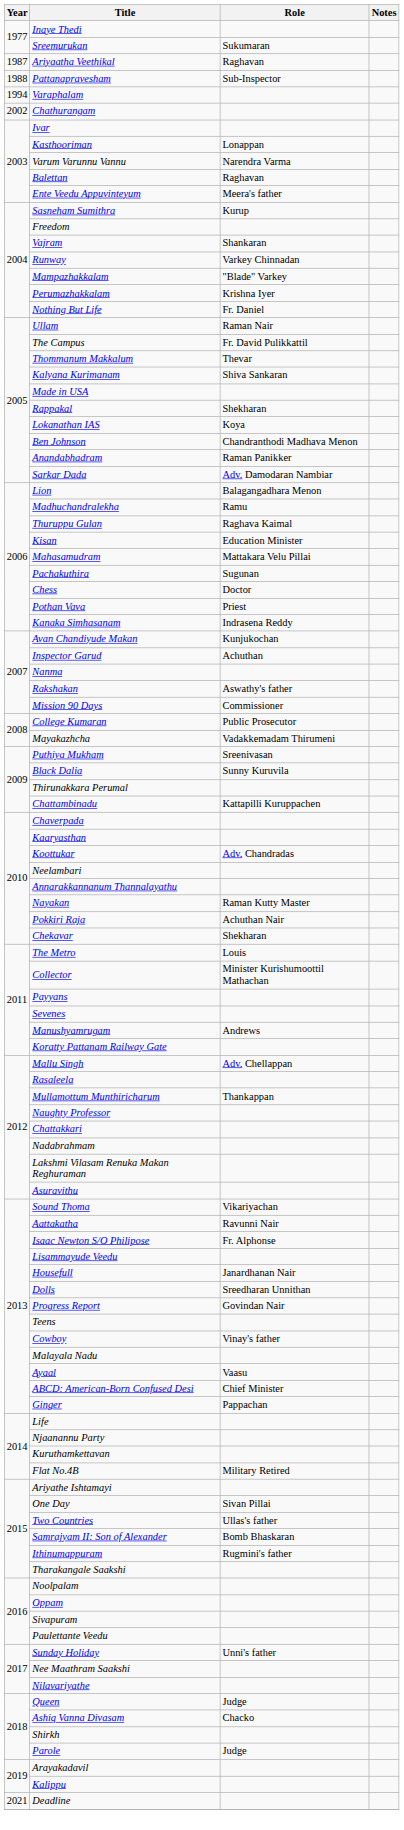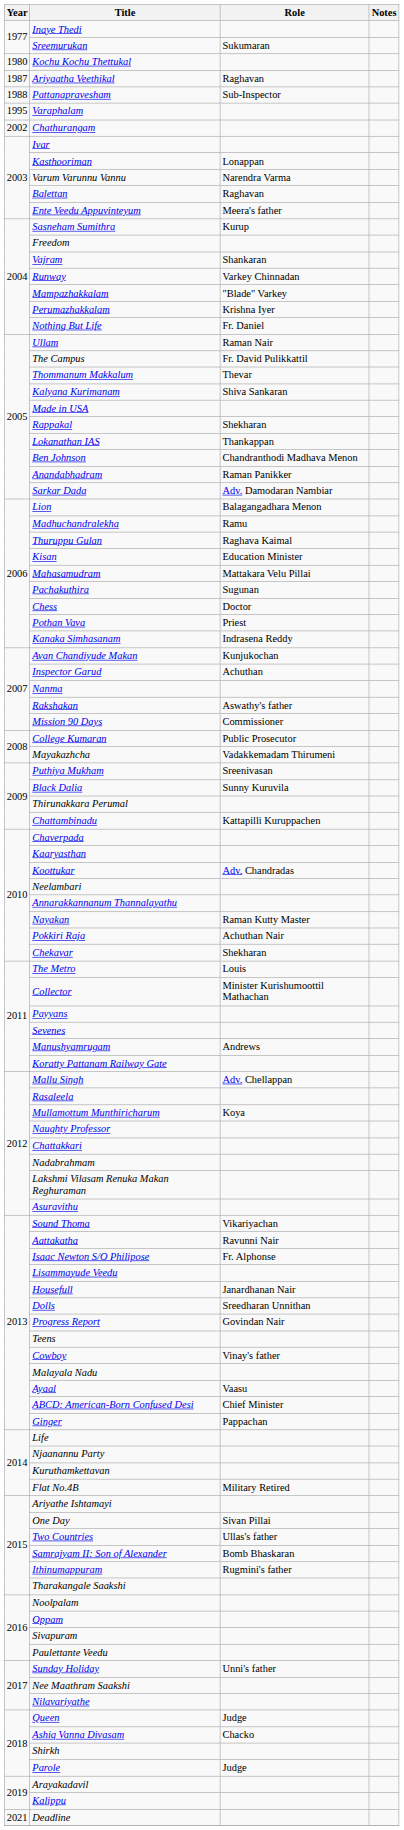+ row: (82, 62)
(17, 95) 1994 -> (17, 111) 1995
(234, 425) Koya -> (248, 441) Thankappan
(248, 1096) Thankappan -> (234, 1113) Koya
